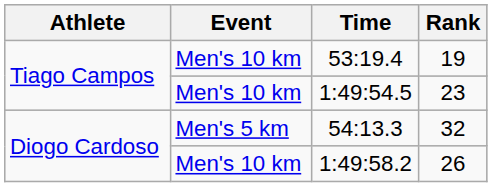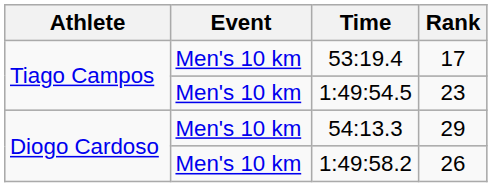(453, 58) 19 -> (453, 58) 17
(232, 129) Men's 5 km -> (238, 129) Men's 10 km
(453, 129) 32 -> (453, 129) 29
